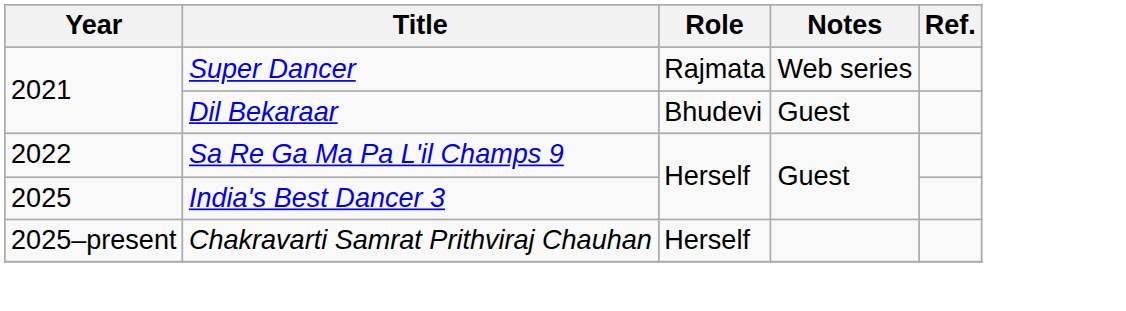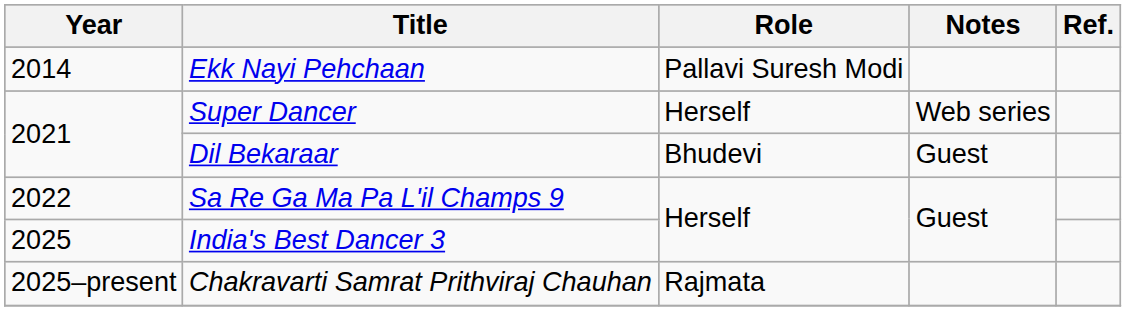+ row: (307, 68)
(715, 68) Rajmata -> (707, 111) Herself
(707, 240) Herself -> (715, 283) Rajmata
